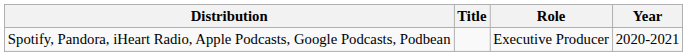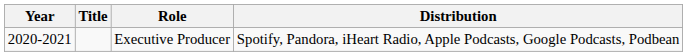columns swapped: (648, 16) <-> (229, 16)
